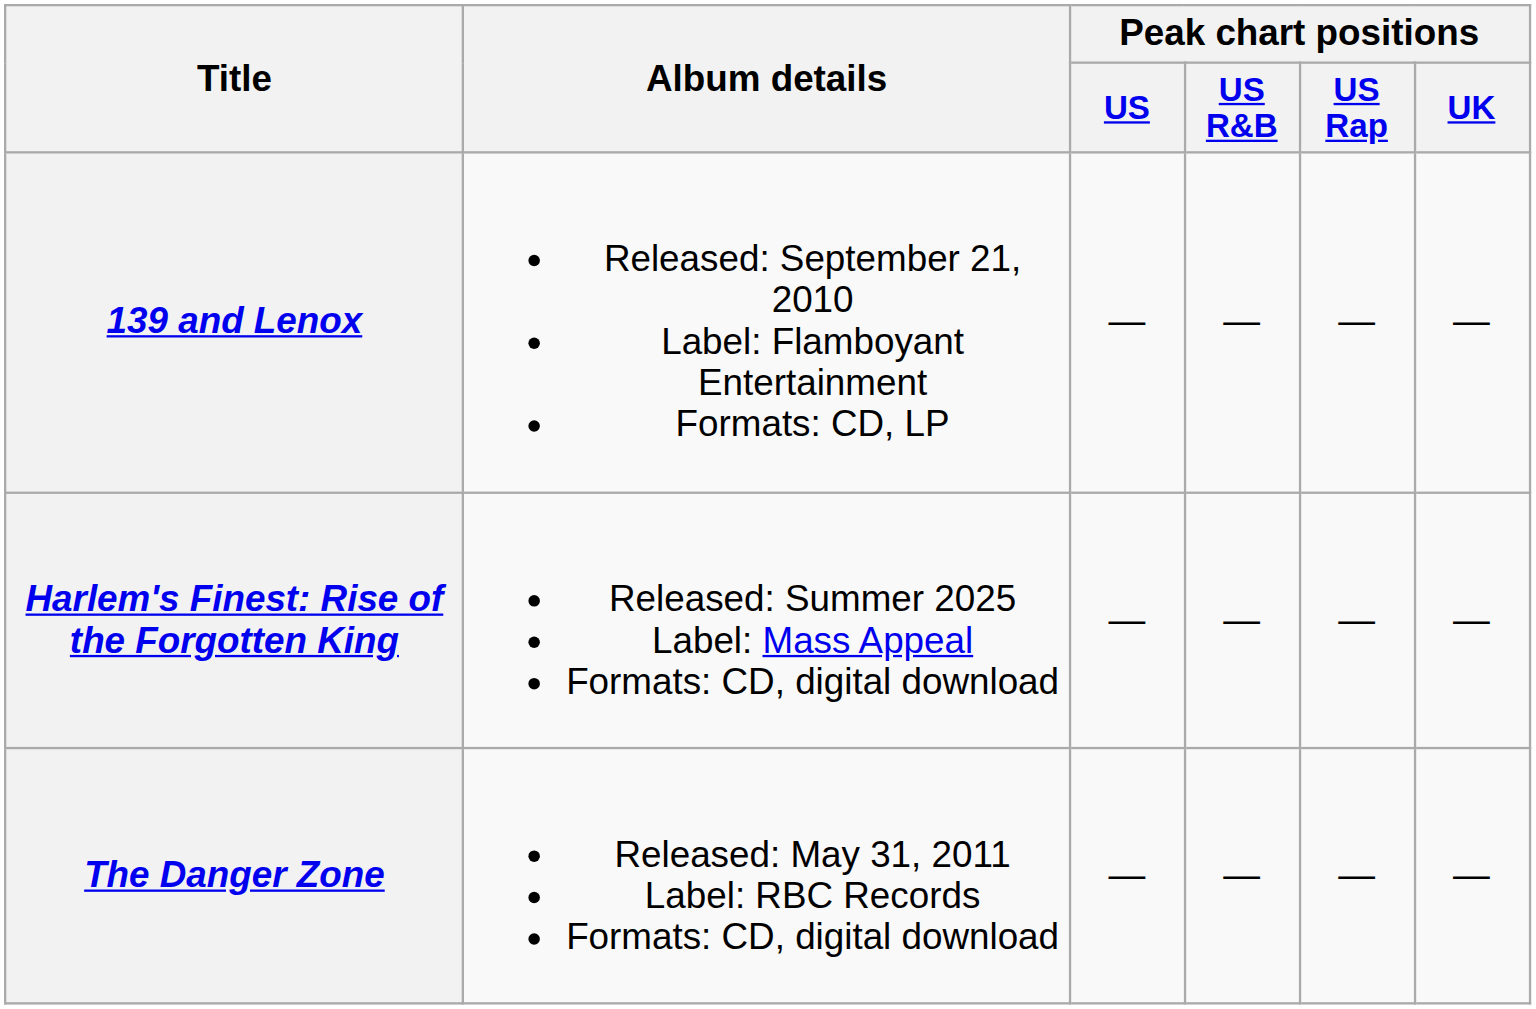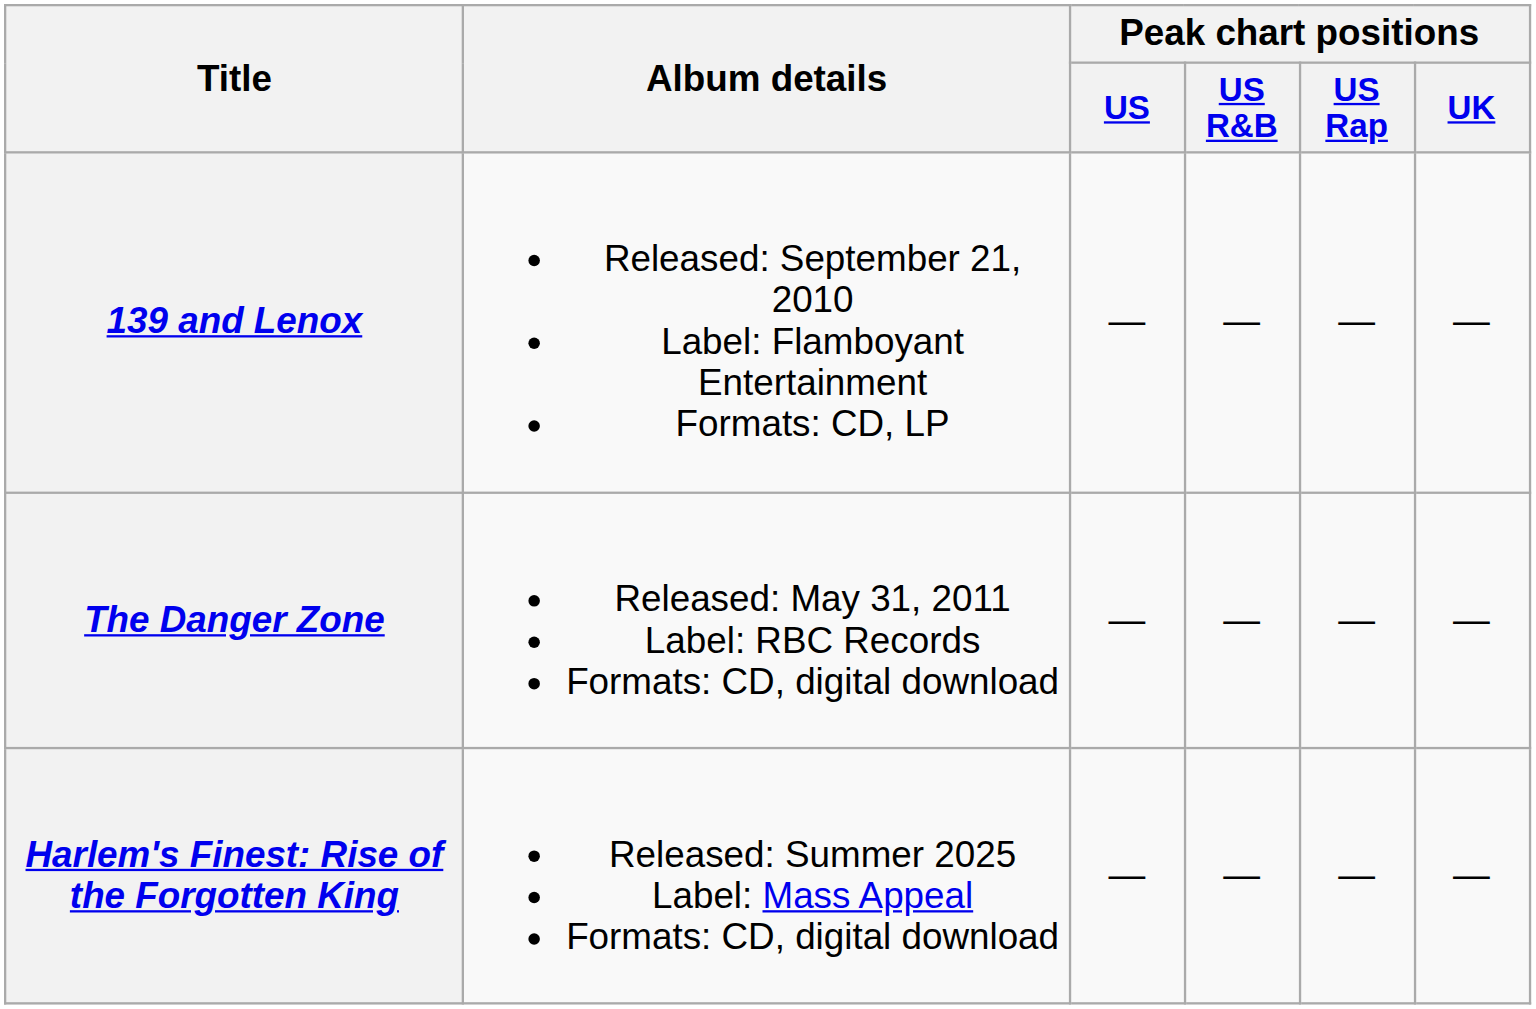rows swapped: (234, 875) <-> (234, 619)
